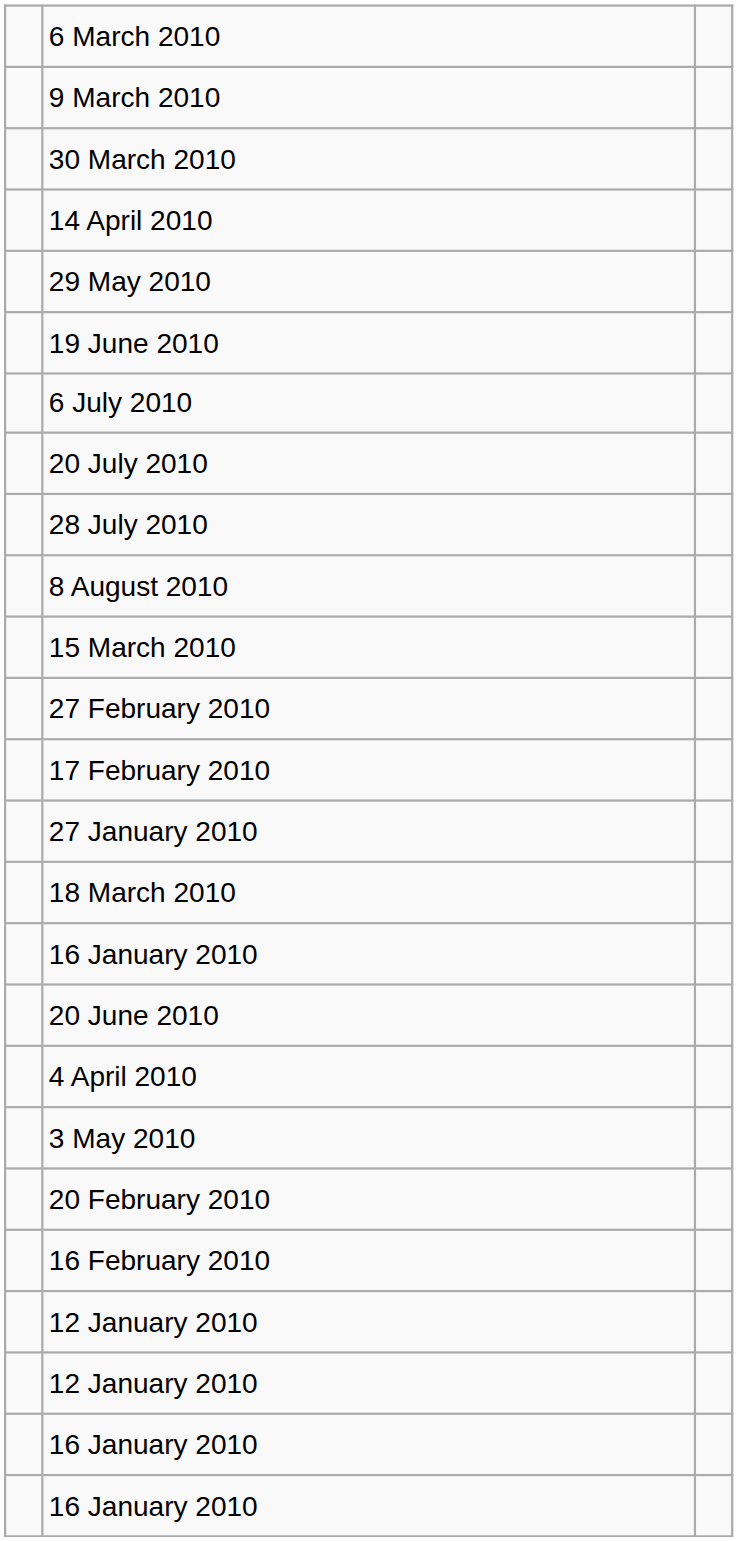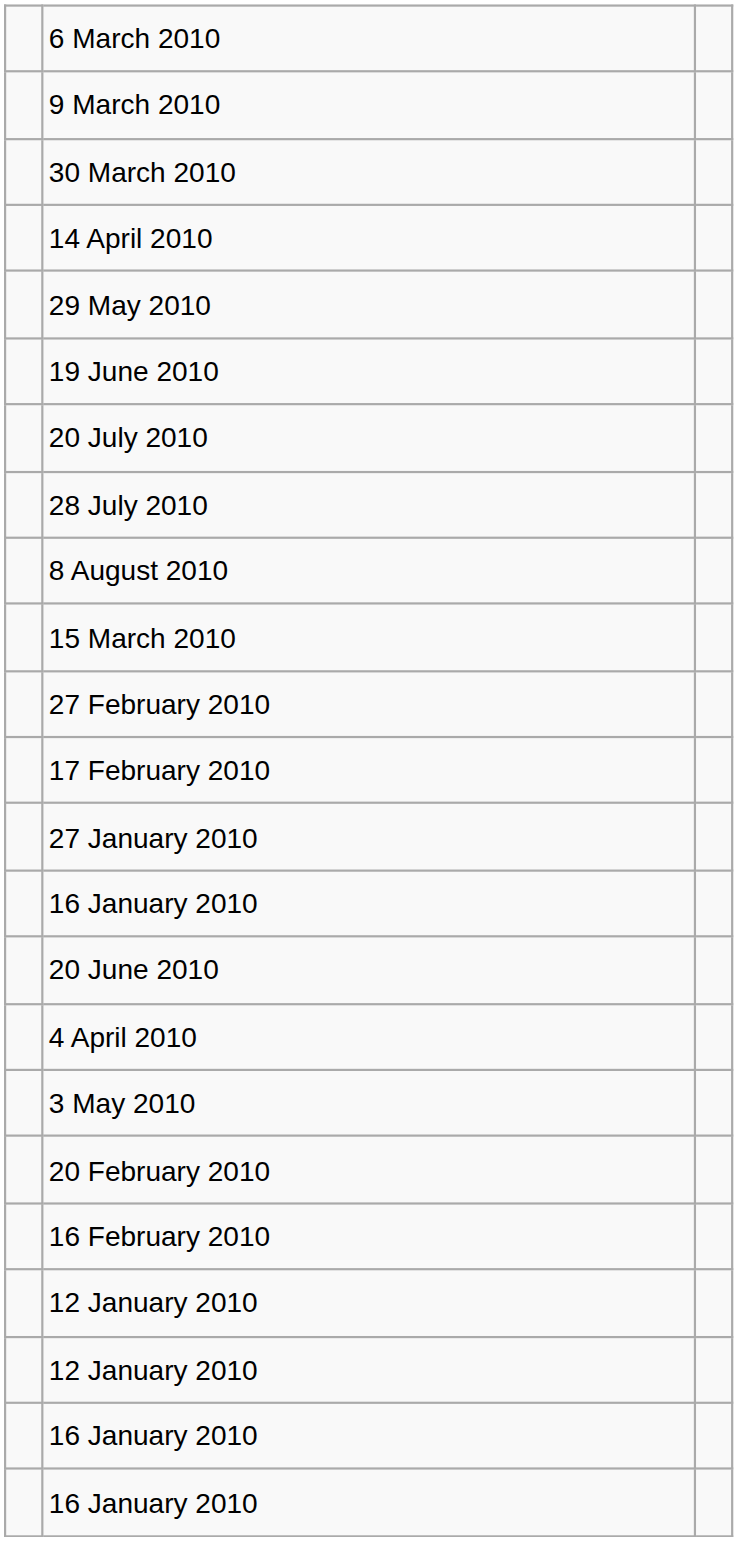- row: (24, 403)
- row: (24, 893)
